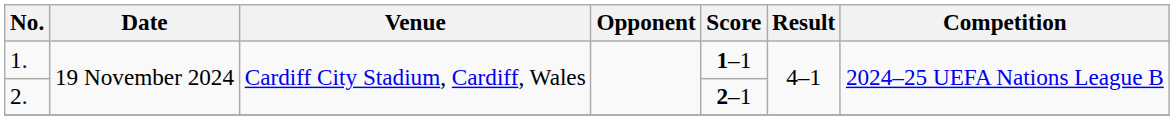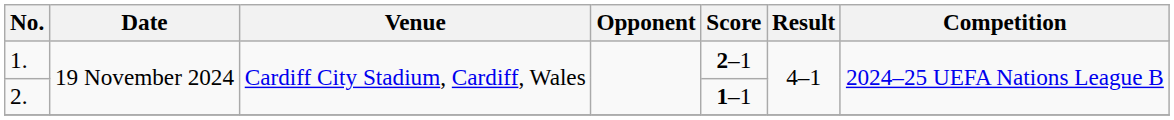(734, 59) 1–1 -> (734, 59) 2–1
(734, 96) 2–1 -> (734, 96) 1–1
